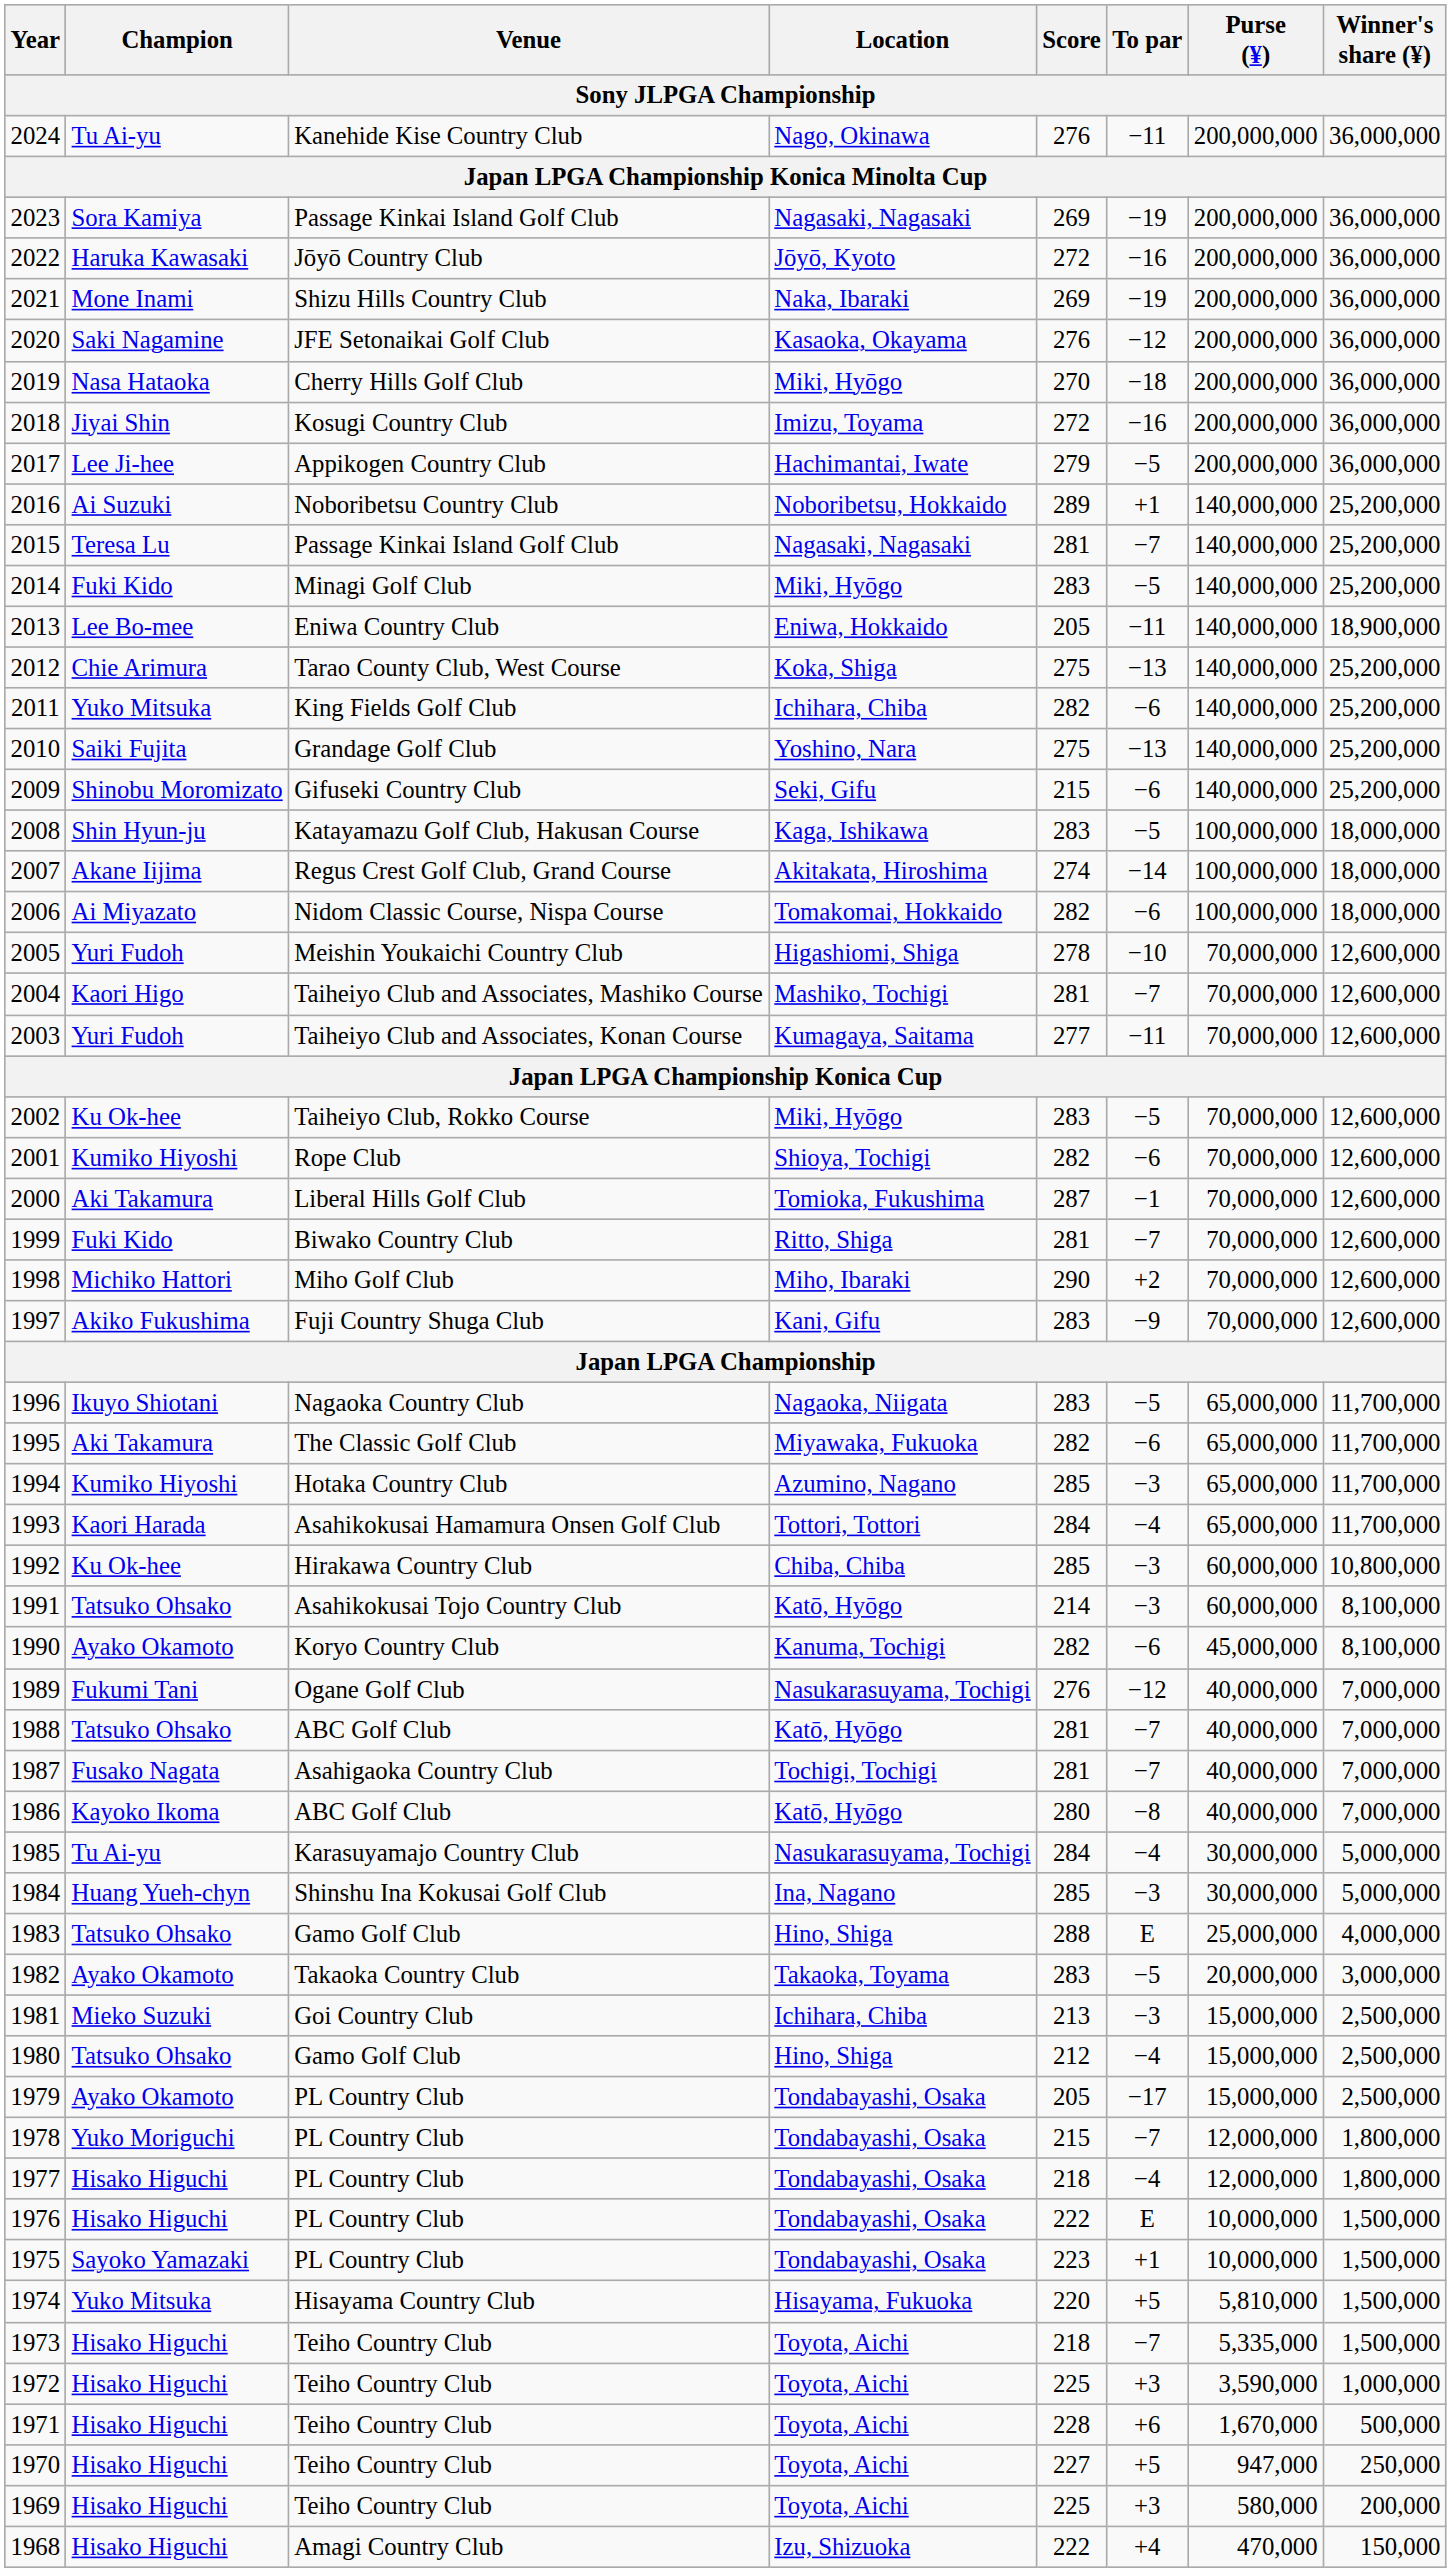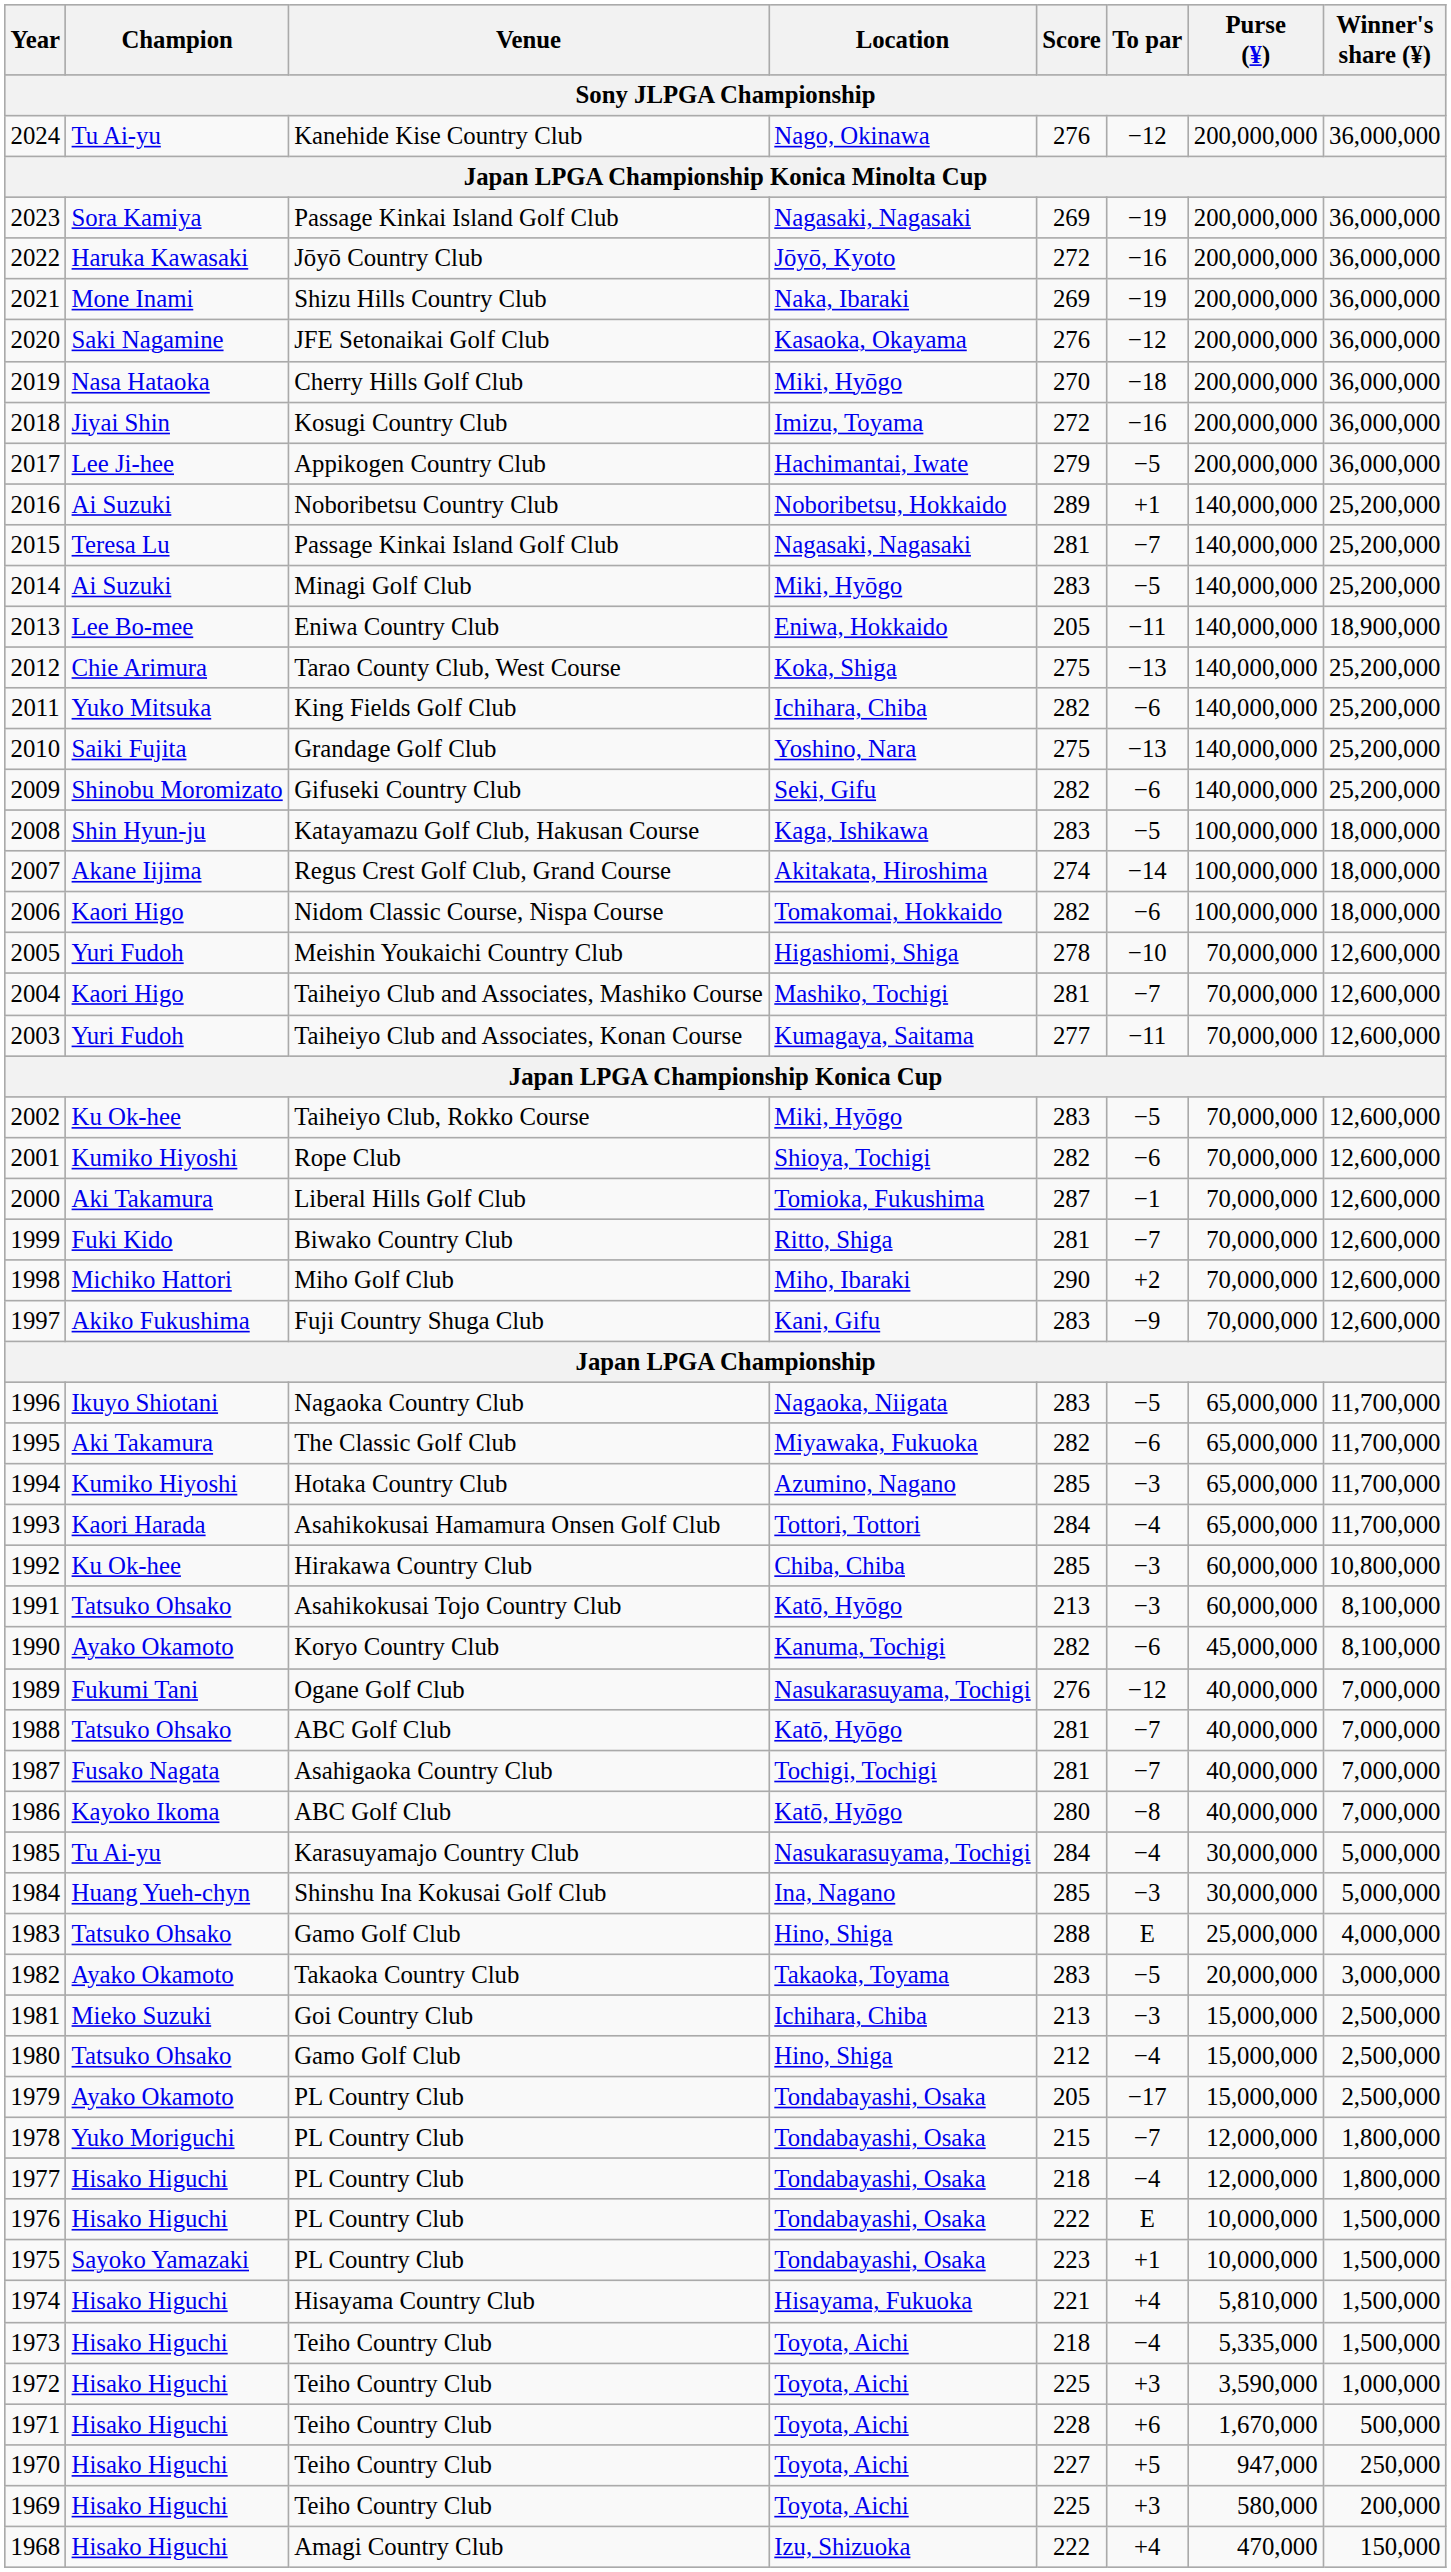(1147, 136) −11 -> (1147, 136) −12
(122, 585) Fuki Kido -> (121, 585) Ai Suzuki
(1071, 789) 215 -> (1071, 789) 282
(134, 912) Ai Miyazato -> (128, 912) Kaori Higo
(1071, 1606) 214 -> (1071, 1606) 213
(141, 2301) Yuko Mitsuka -> (150, 2301) Hisako Higuchi
(1071, 2301) 220 -> (1071, 2301) 221
(1147, 2301) +5 -> (1147, 2301) +4
(1147, 2342) −7 -> (1147, 2342) −4
